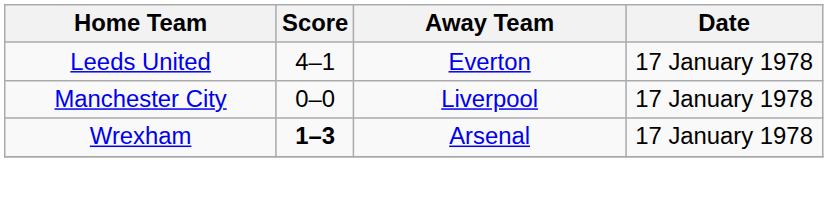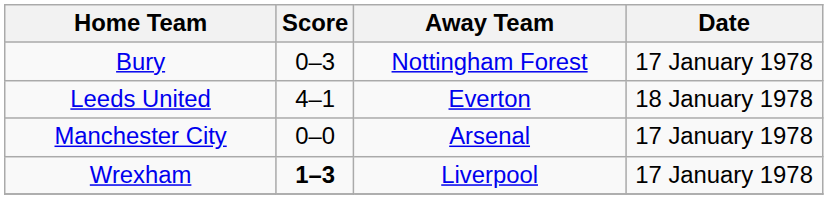+ row: (141, 61)
(724, 61) 17 January 1978 -> (724, 99) 18 January 1978
(490, 99) Liverpool -> (490, 136) Arsenal
(490, 136) Arsenal -> (490, 174) Liverpool
